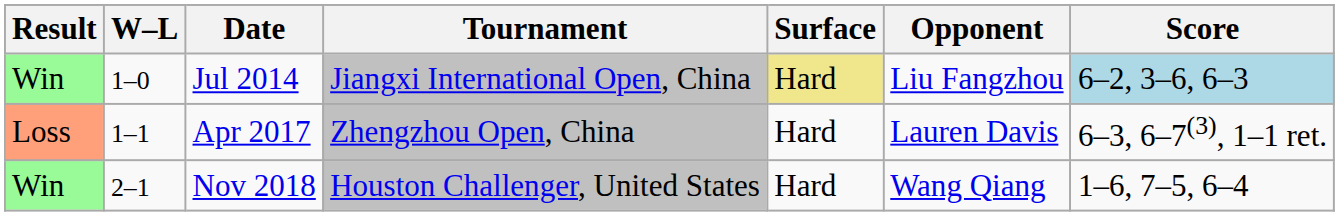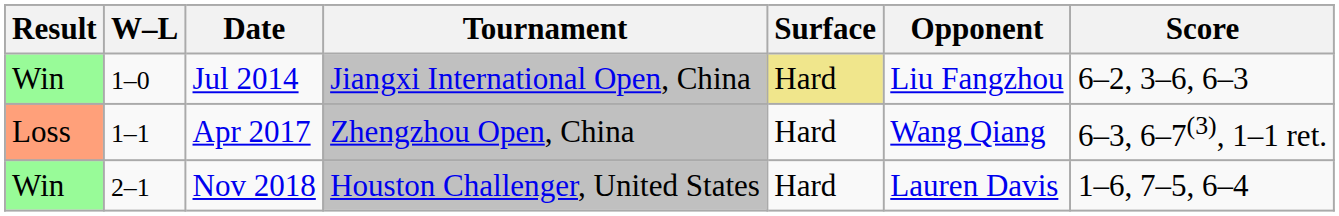(1163, 78) lightblue background -> (1163, 78) no background
(974, 131) Lauren Davis -> (968, 131) Wang Qiang
(968, 185) Wang Qiang -> (974, 185) Lauren Davis
